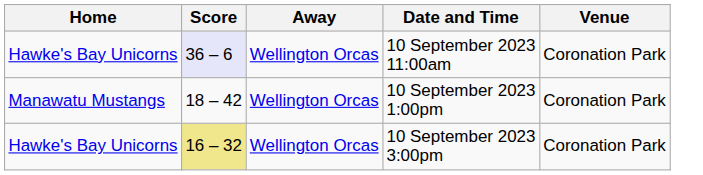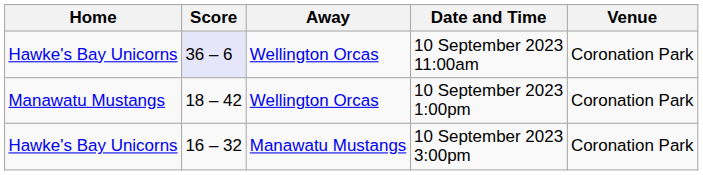(214, 146) khaki background -> (214, 146) no background
(314, 146) Wellington Orcas -> (328, 146) Manawatu Mustangs
